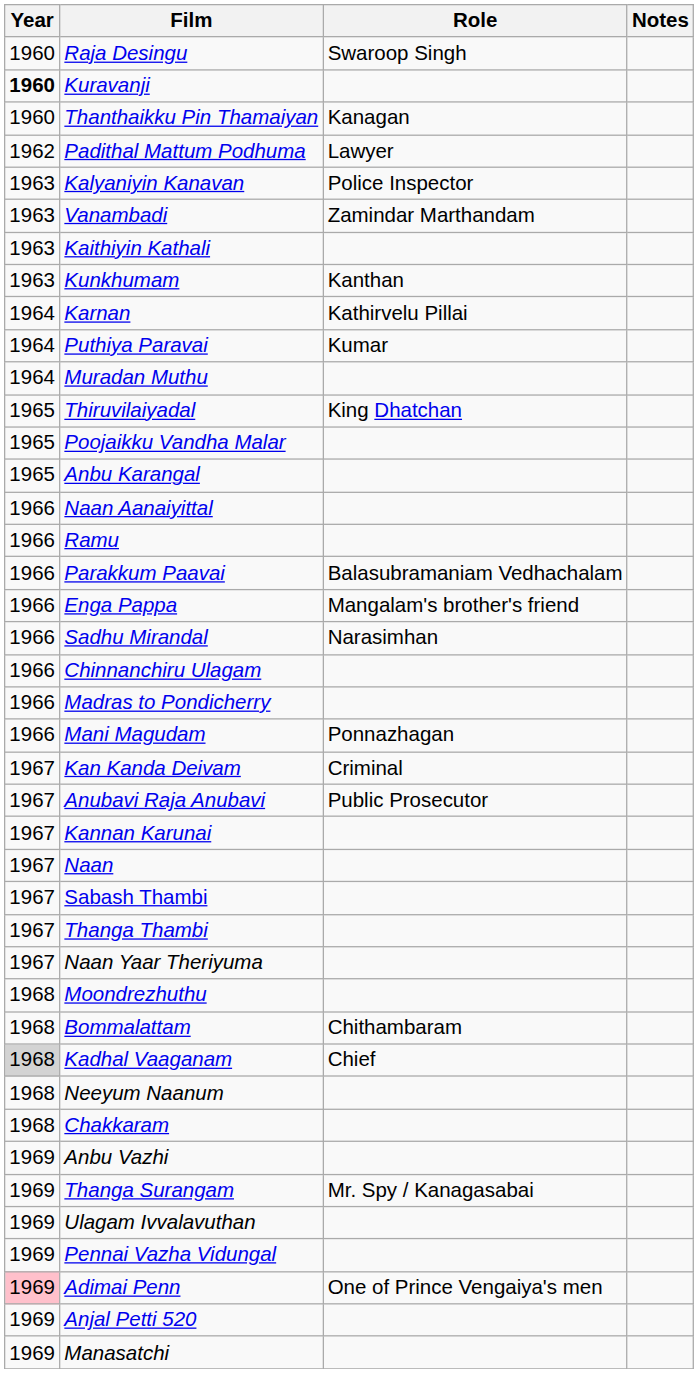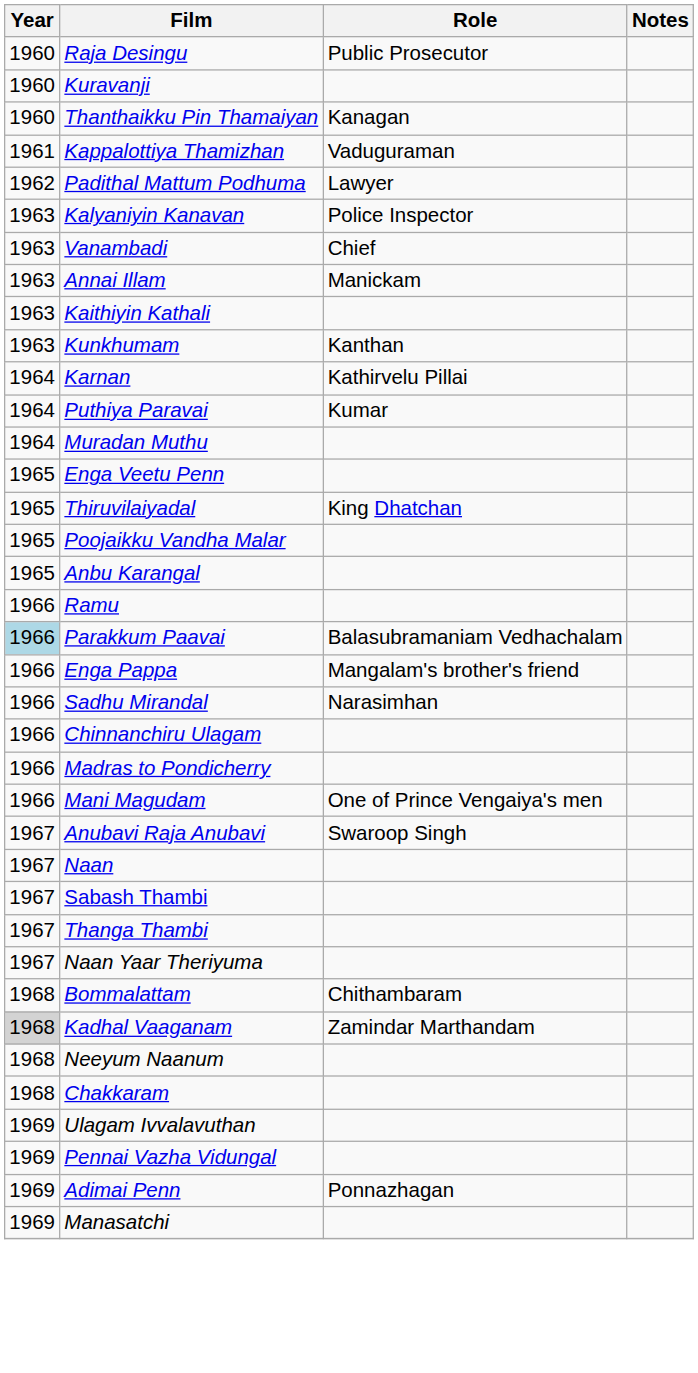(397, 53) Swaroop Singh -> (408, 53) Public Prosecutor
(32, 85) bold -> (32, 85) normal
+ row: (174, 150)
(431, 215) Zamindar Marthandam -> (352, 248) Chief
+ row: (115, 280)
+ row: (144, 475)
- row: (139, 507)
(32, 572) no background -> (32, 637) lightblue background
(391, 735) Ponnazhagan -> (465, 800) One of Prince Vengaiya's men
- row: (153, 767)
(408, 800) Public Prosecutor -> (397, 832) Swaroop Singh
- row: (138, 832)
- row: (136, 995)
(352, 1060) Chief -> (431, 1027) Zamindar Marthandam
- row: (116, 1157)
- row: (149, 1190)
(32, 1287) pink background -> (32, 1190) no background
(465, 1287) One of Prince Vengaiya's men -> (391, 1190) Ponnazhagan
- row: (130, 1319)
